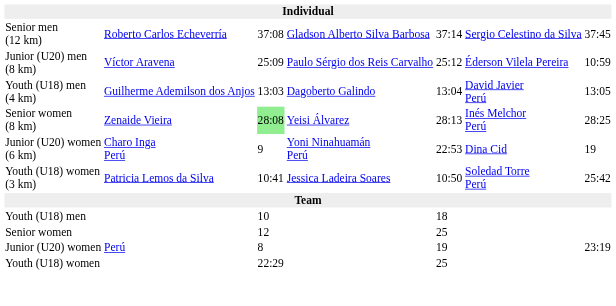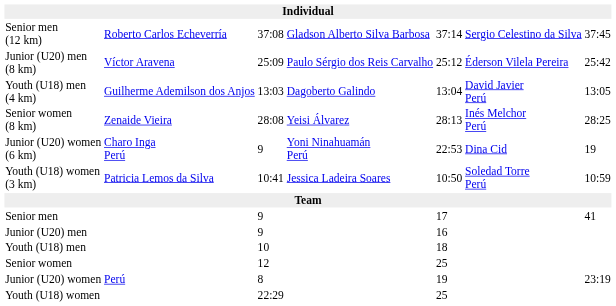(598, 62) 10:59 -> (598, 62) 25:42
(271, 120) lightgreen background -> (271, 120) no background
(598, 178) 25:42 -> (598, 178) 10:59
+ row: (32, 216)
+ row: (46, 232)
